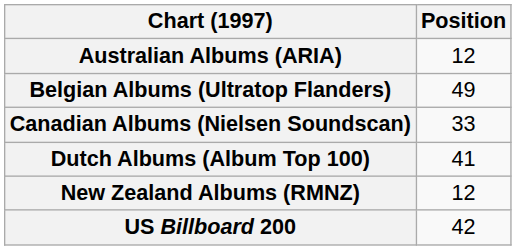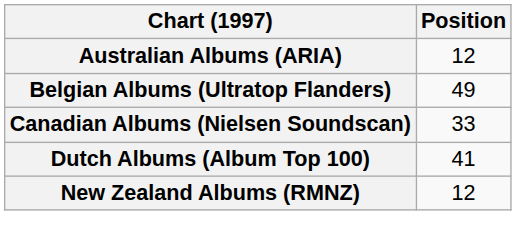- row: (210, 227)
